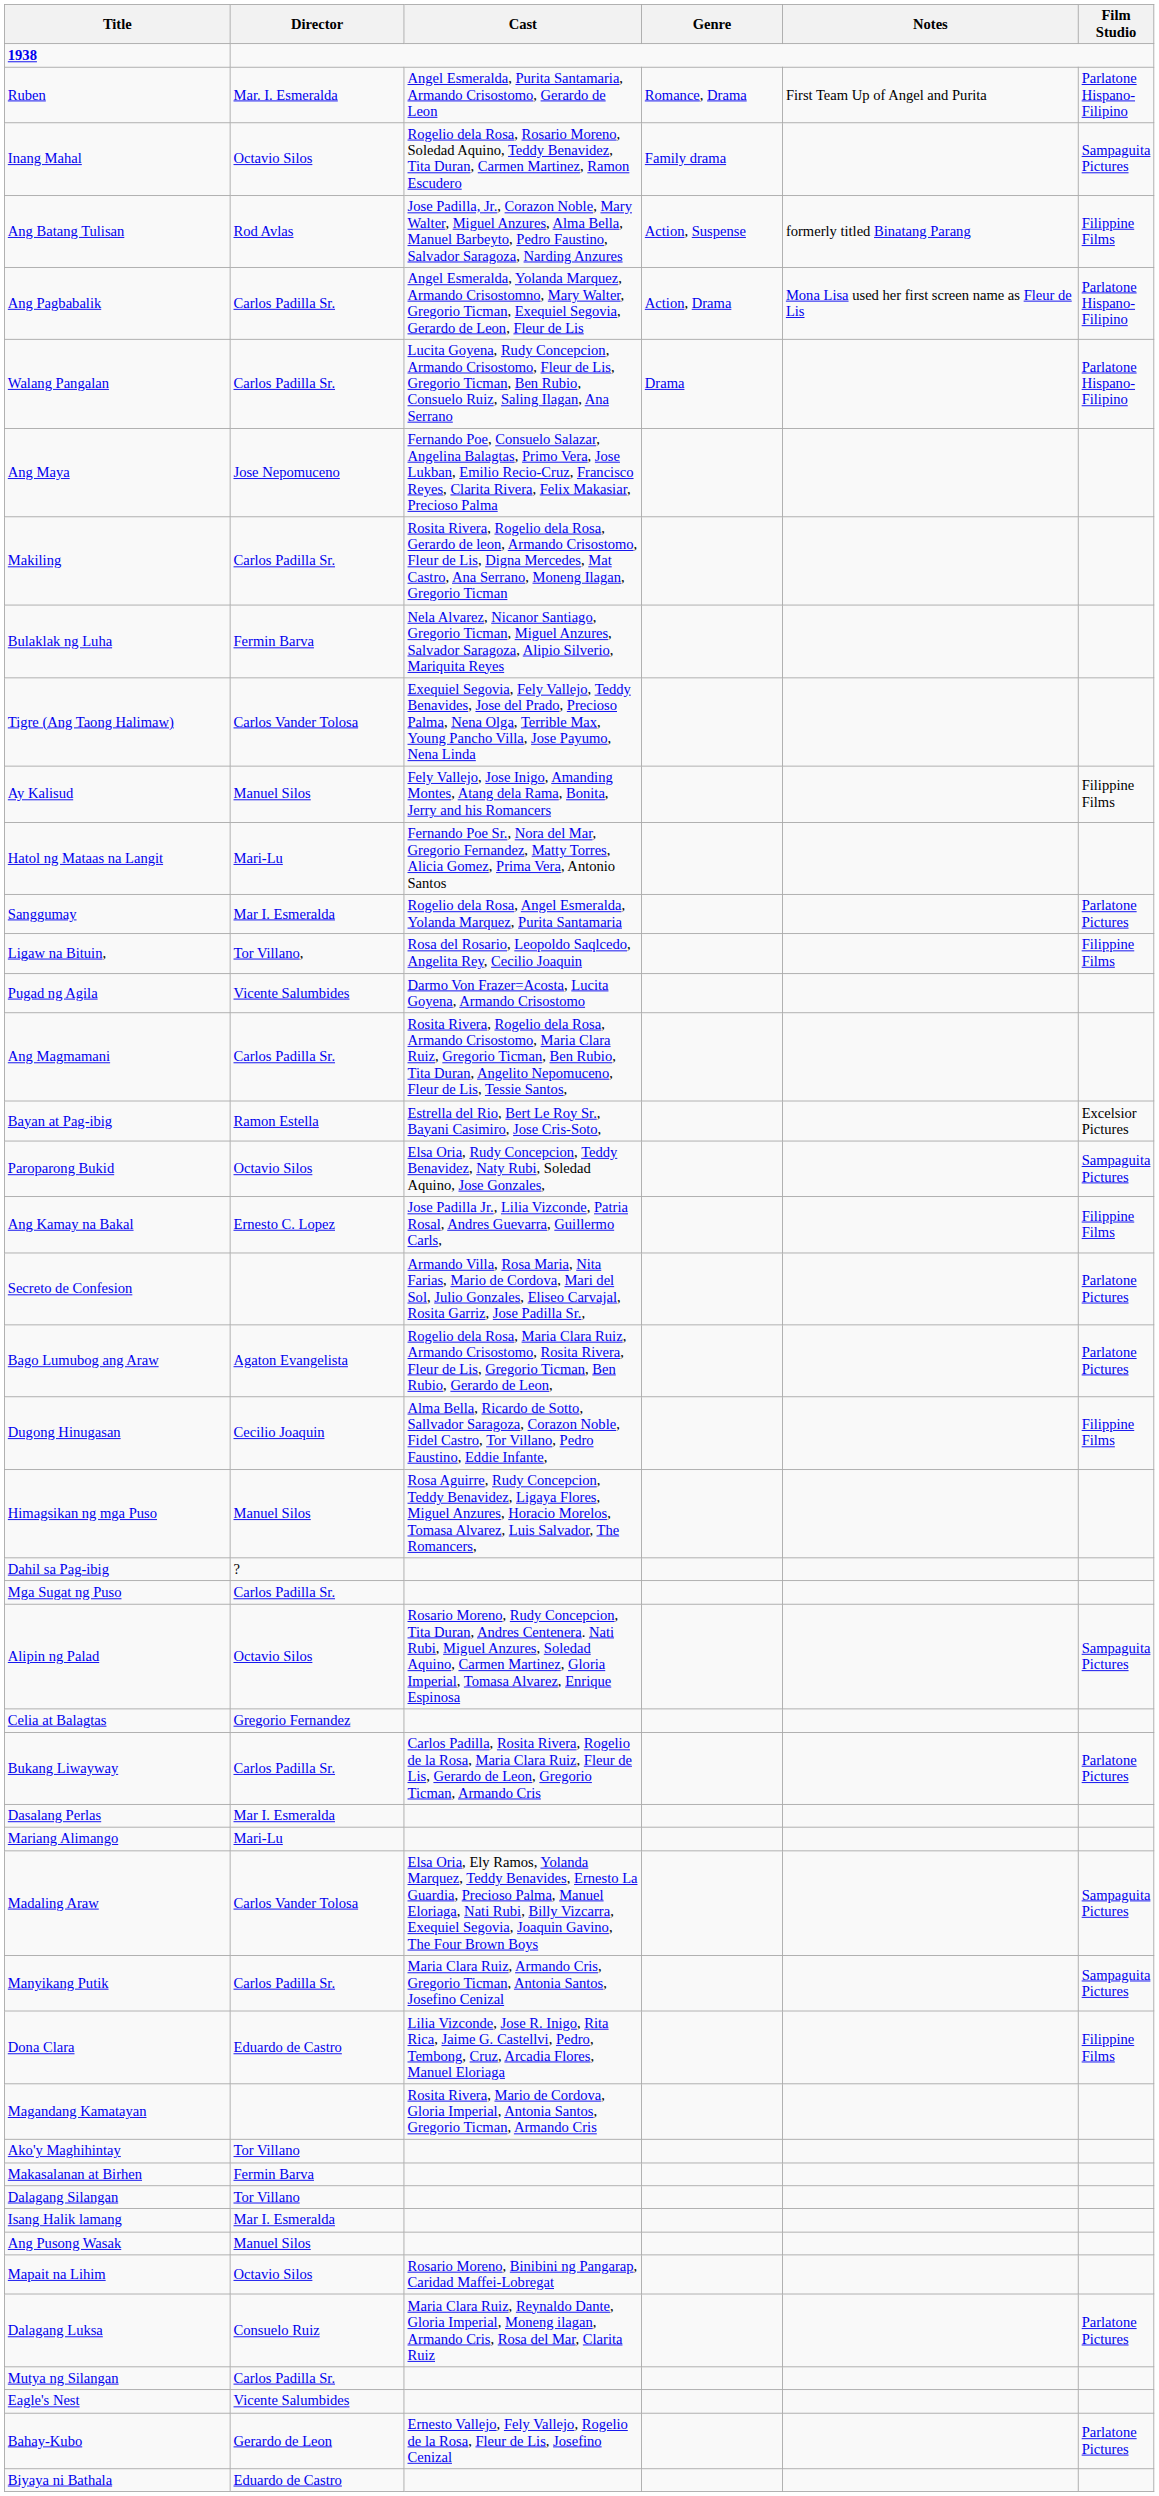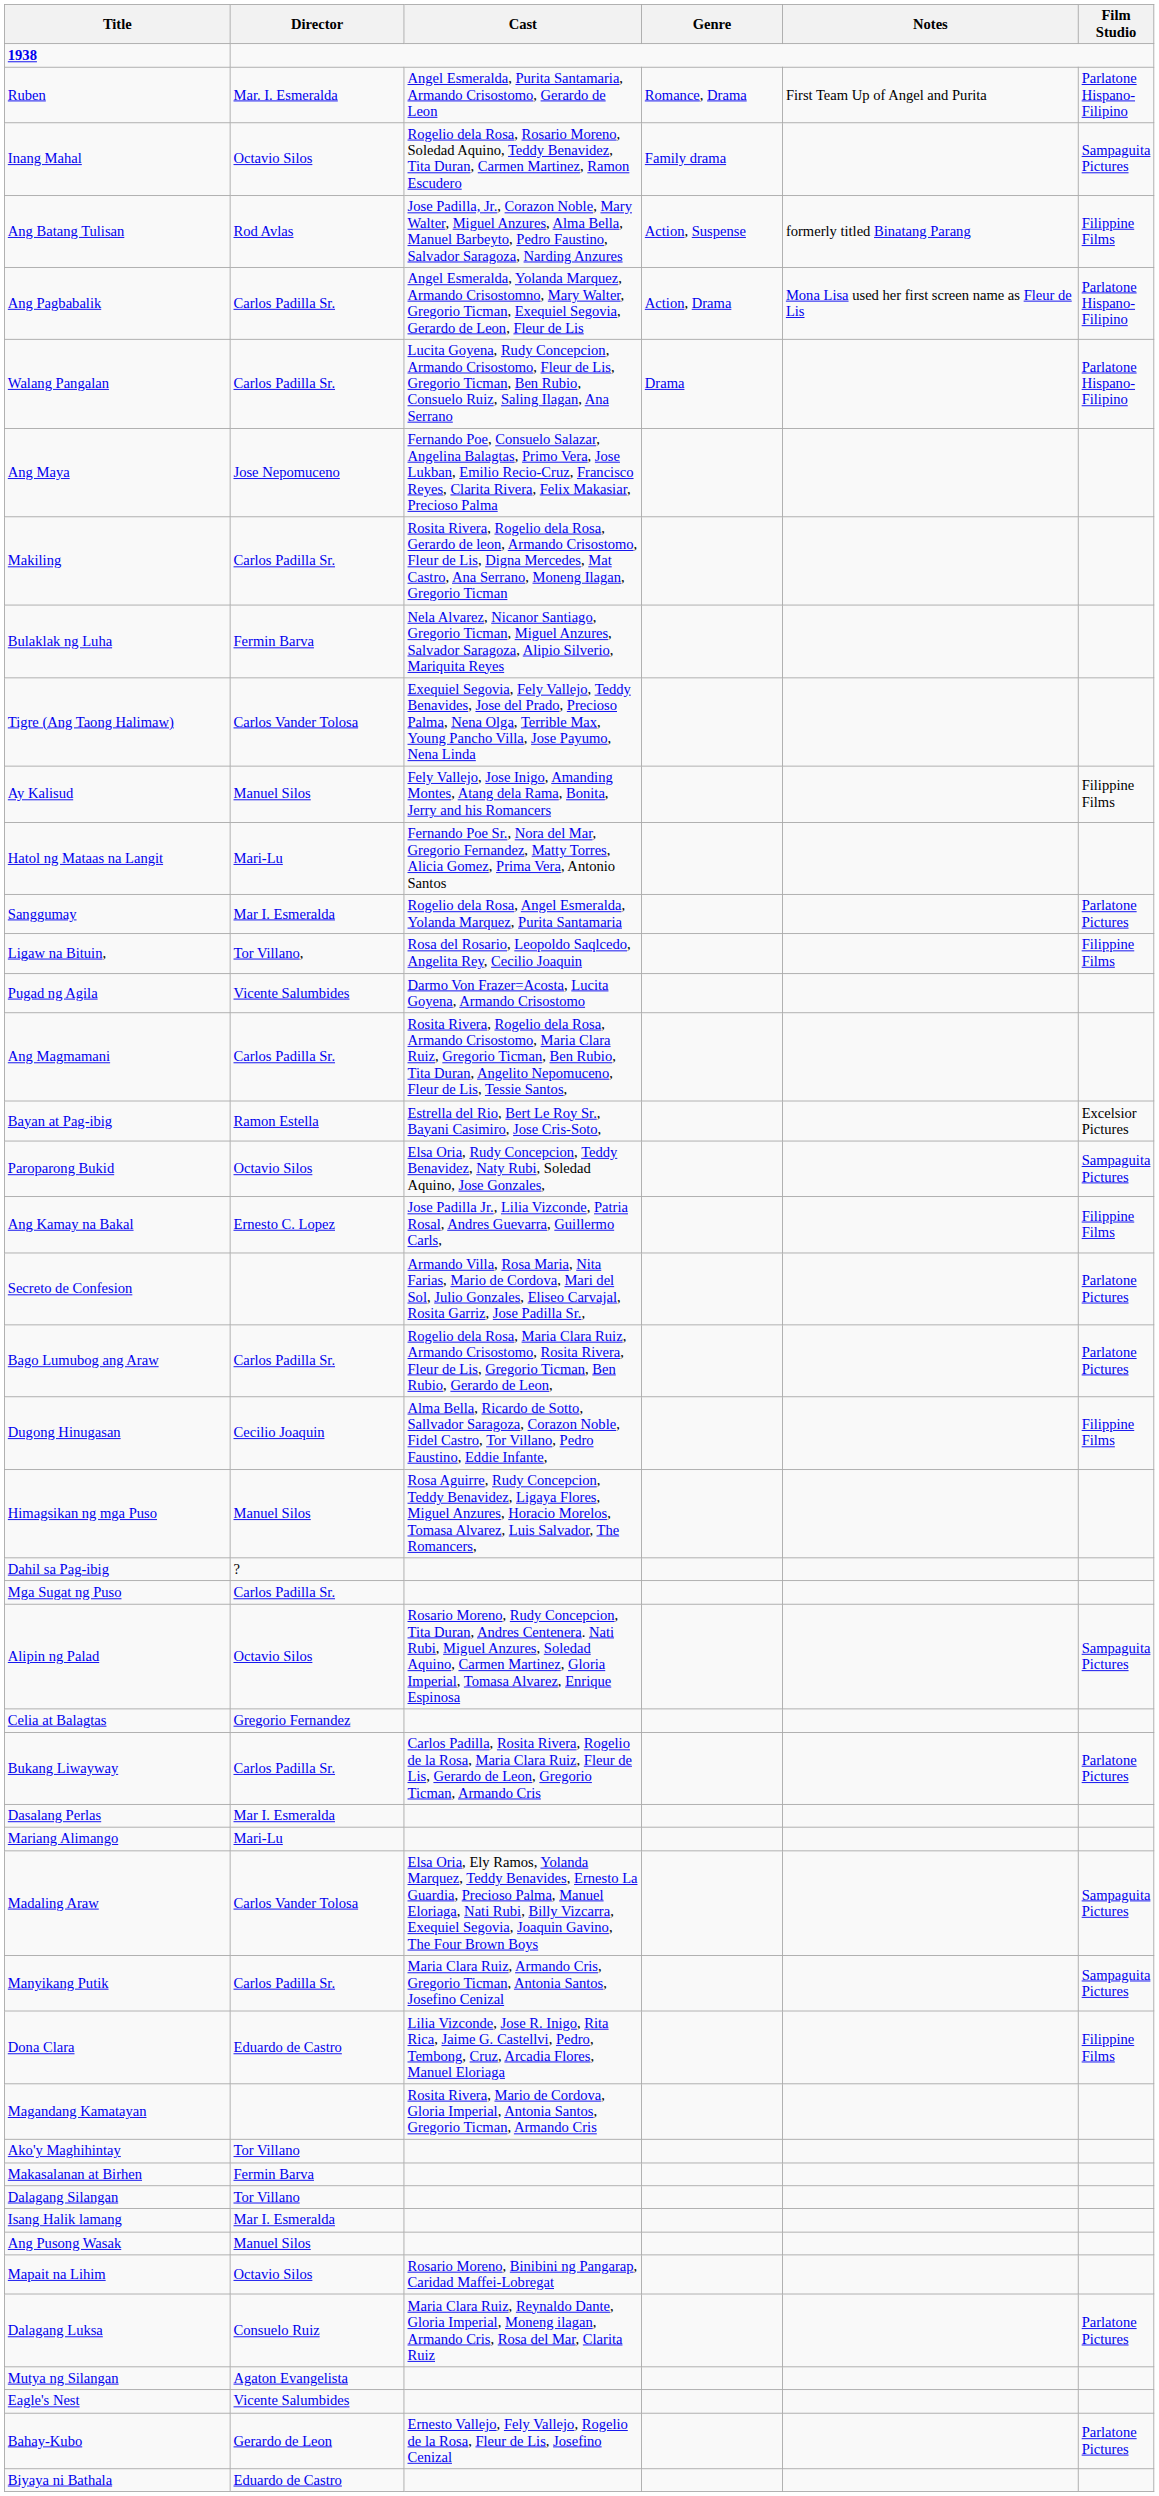(291, 1360) Agaton Evangelista -> (284, 1360) Carlos Padilla Sr.
(284, 2378) Carlos Padilla Sr. -> (291, 2378) Agaton Evangelista
